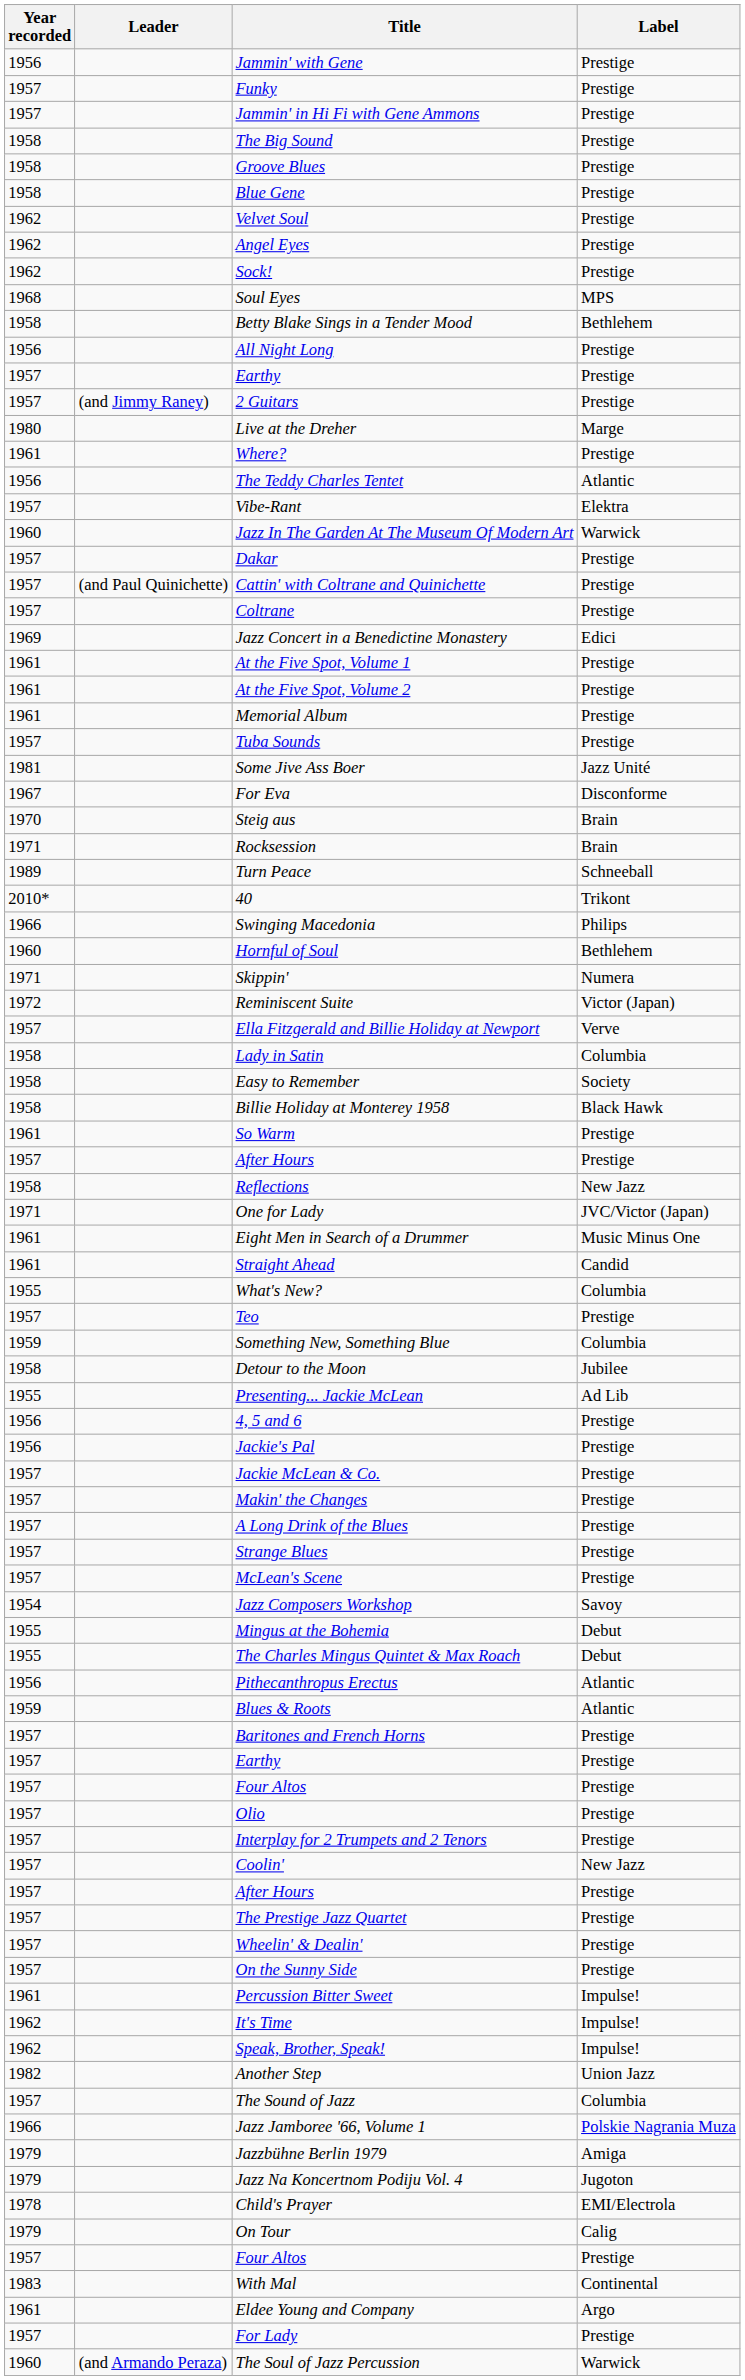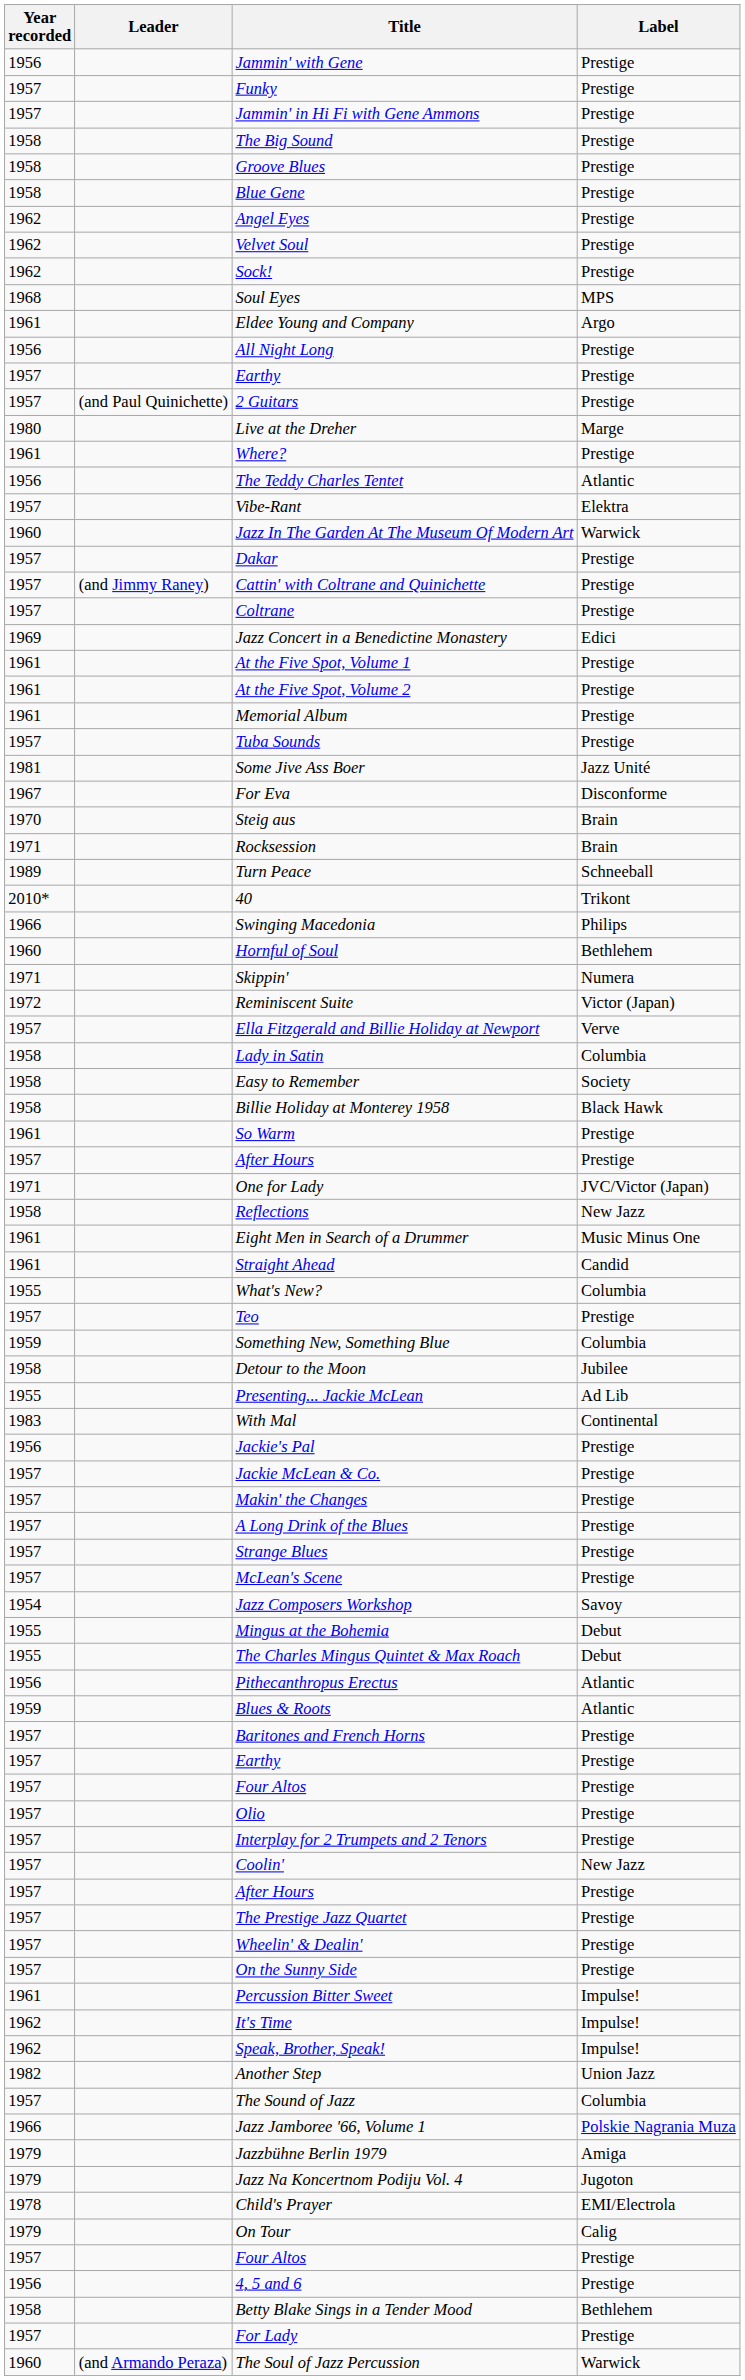rows swapped: (272, 219) <-> (272, 245)
rows swapped: (354, 323) <-> (325, 2309)
(144, 402) (and Jimmy Raney) -> (153, 402) (and Paul Quinichette)
(153, 584) (and Paul Quinichette) -> (144, 584) (and Jimmy Raney)
rows swapped: (279, 1212) <-> (272, 1186)
rows swapped: (269, 1421) <-> (266, 2283)
